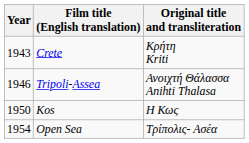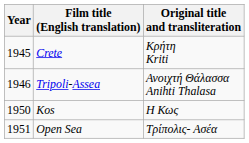(19, 52) 1943 -> (19, 52) 1945
(19, 128) 1954 -> (19, 128) 1951
